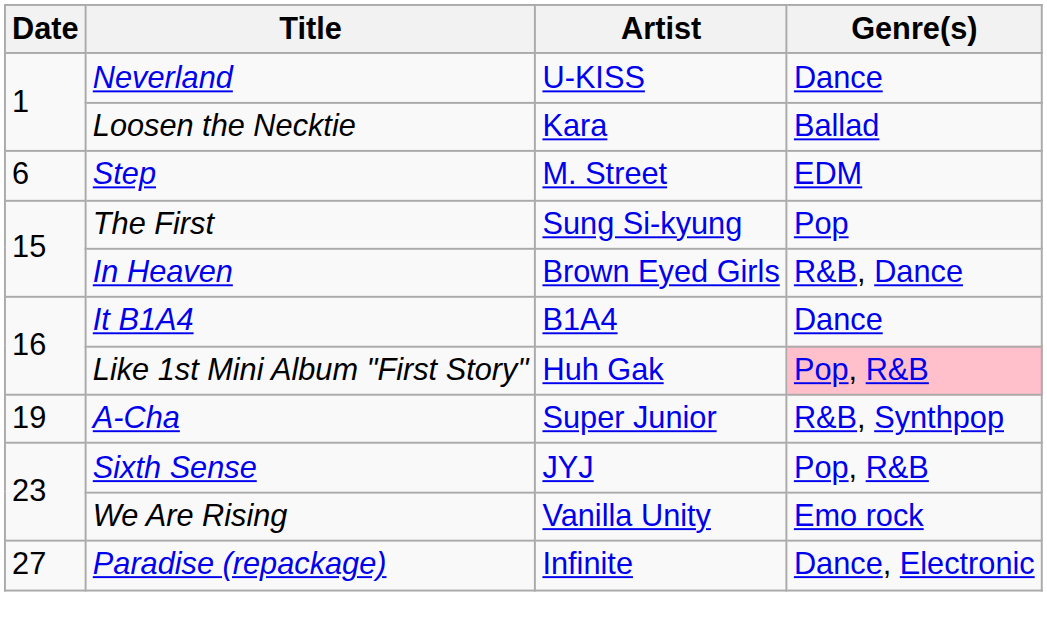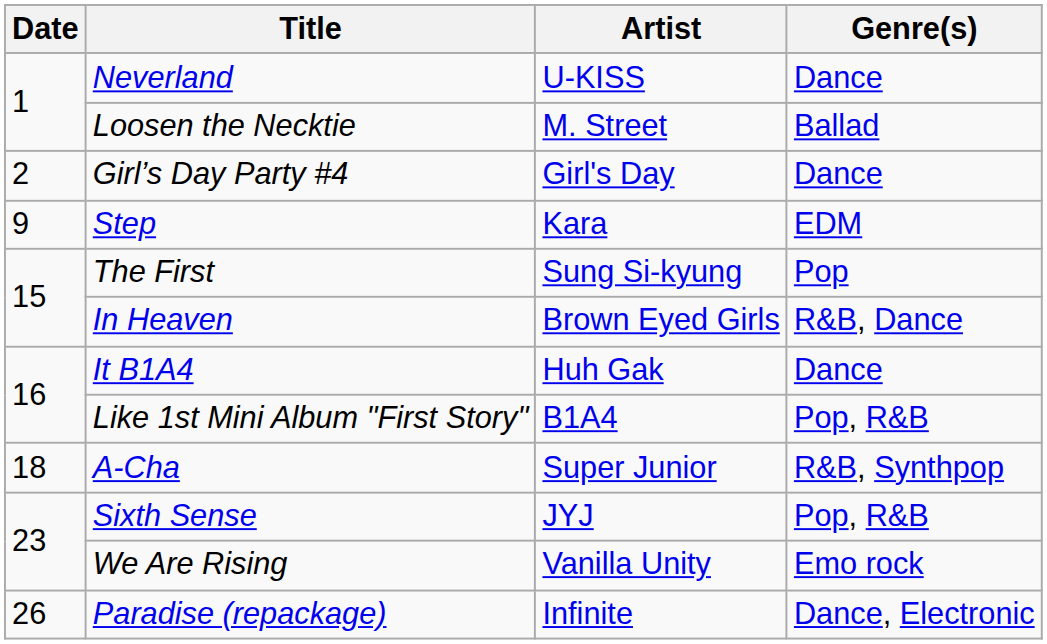(575, 126) Kara -> (605, 126) M. Street
+ row: (221, 175)
(21, 175) 6 -> (21, 223) 9
(605, 175) M. Street -> (575, 223) Kara
(580, 321) B1A4 -> (603, 369) Huh Gak
(603, 369) Huh Gak -> (580, 418) B1A4
(861, 369) pink background -> (861, 418) no background
(29, 418) 19 -> (29, 467) 18
(29, 564) 27 -> (29, 613) 26
